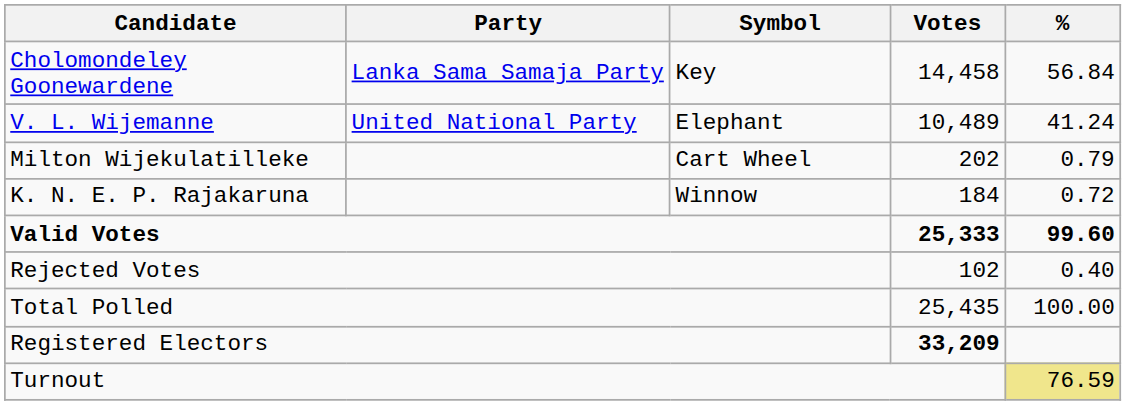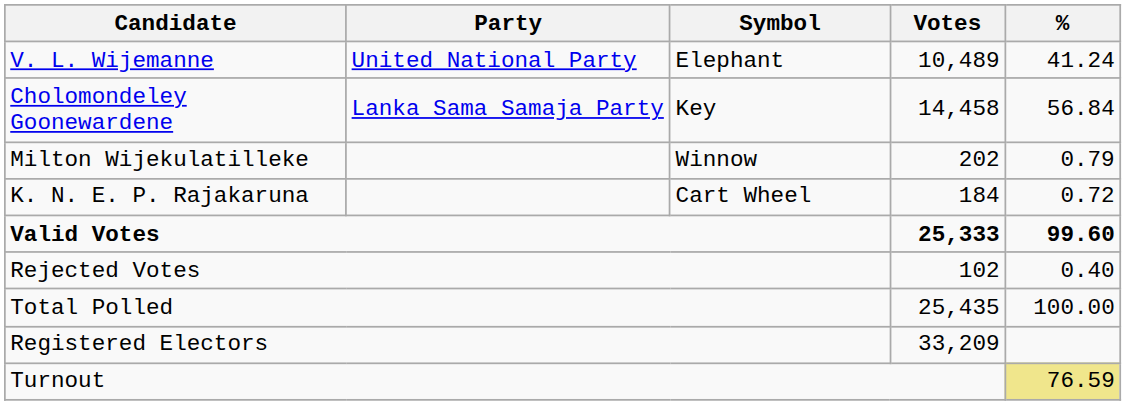rows swapped: (98, 73) <-> (112, 123)
(743, 160) Cart Wheel -> (716, 160) Winnow
(716, 197) Winnow -> (743, 197) Cart Wheel
(959, 344) bold -> (959, 344) normal
